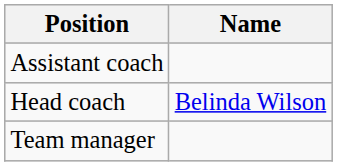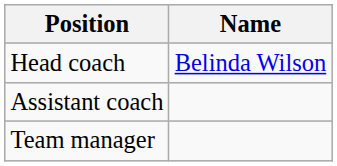rows swapped: (68, 101) <-> (87, 62)
